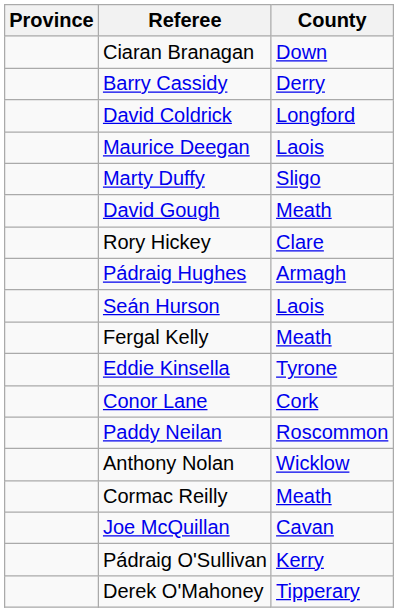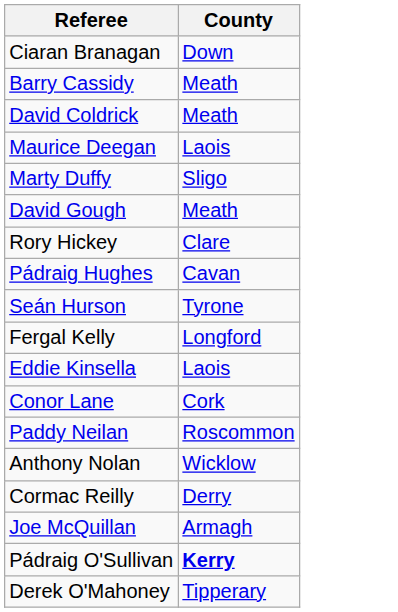- column: (51, 20)
(301, 83) Derry -> (210, 83) Meath
(316, 115) Longford -> (210, 115) Meath
(311, 274) Armagh -> (211, 274) Cavan
(300, 305) Laois -> (213, 305) Tyrone
(304, 337) Meath -> (222, 337) Longford
(307, 369) Tyrone -> (206, 369) Laois
(304, 496) Meath -> (207, 496) Derry
(305, 527) Cavan -> (217, 527) Armagh
(300, 559) normal -> (208, 559) bold
